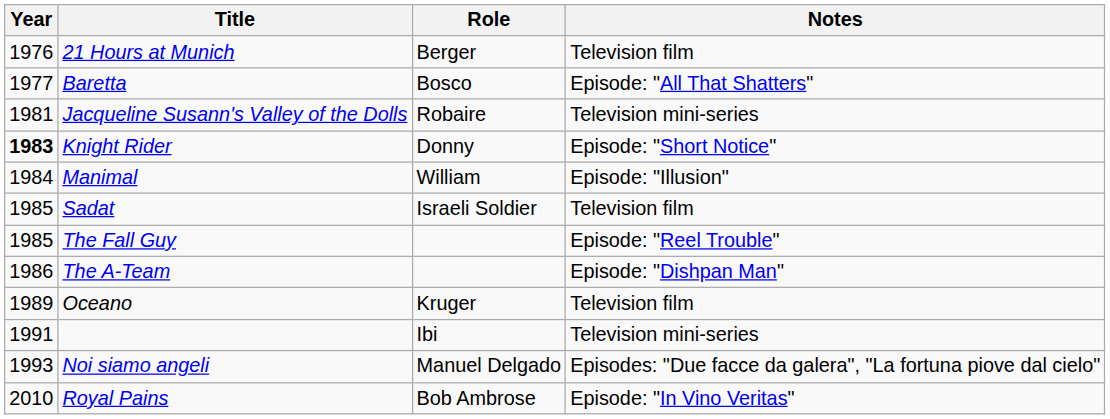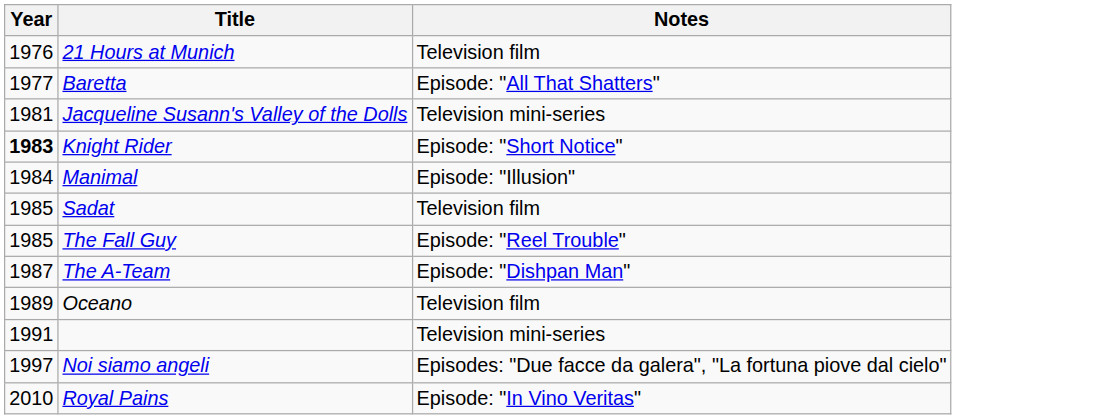- column: (489, 20)
(31, 271) 1986 -> (31, 271) 1987
(31, 366) 1993 -> (31, 366) 1997
